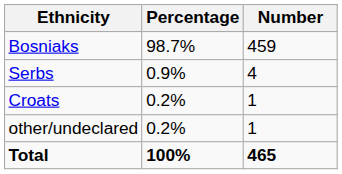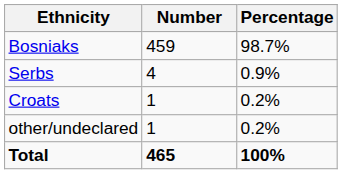columns swapped: (291, 18) <-> (193, 18)
